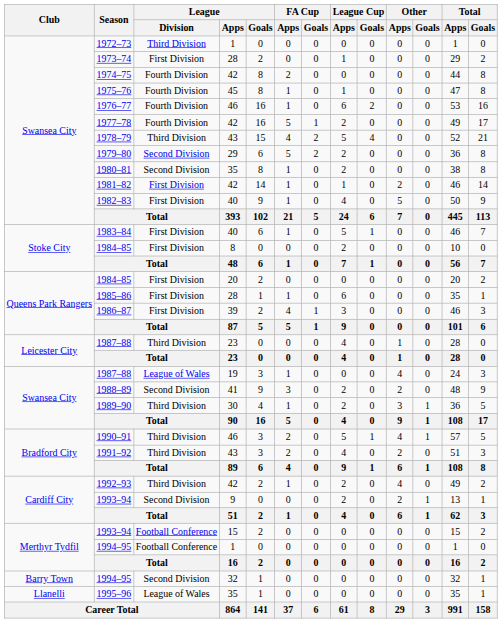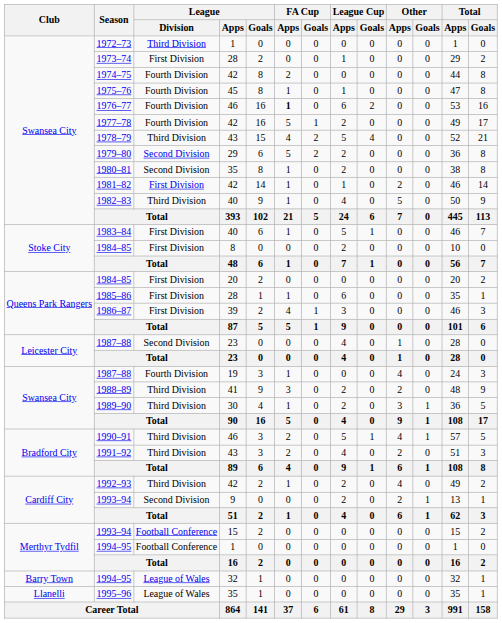(288, 106) normal -> (288, 106) bold
(176, 201) First Division -> (177, 201) Third Division
(177, 342) Third Division -> (176, 342) Second Division
(176, 374) League of Wales -> (177, 374) Fourth Division
(176, 389) Second Division -> (177, 389) Third Division
(176, 578) Second Division -> (176, 578) League of Wales
